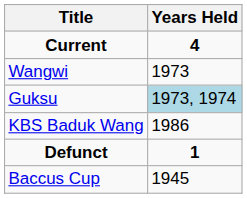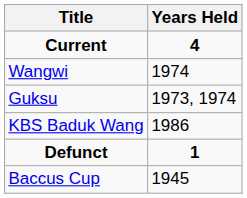(170, 71) 1973 -> (170, 71) 1974
(194, 98) lightblue background -> (194, 98) no background
